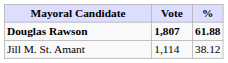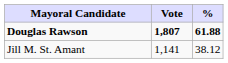(167, 49) 1,114 -> (167, 49) 1,141
